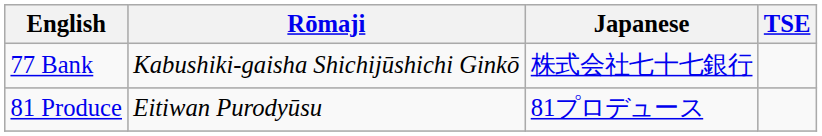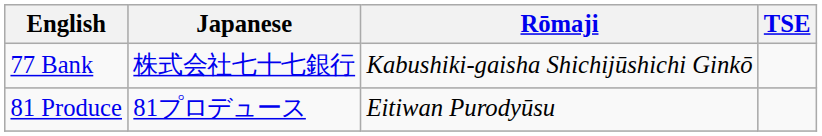columns swapped: (642, 24) <-> (326, 24)
